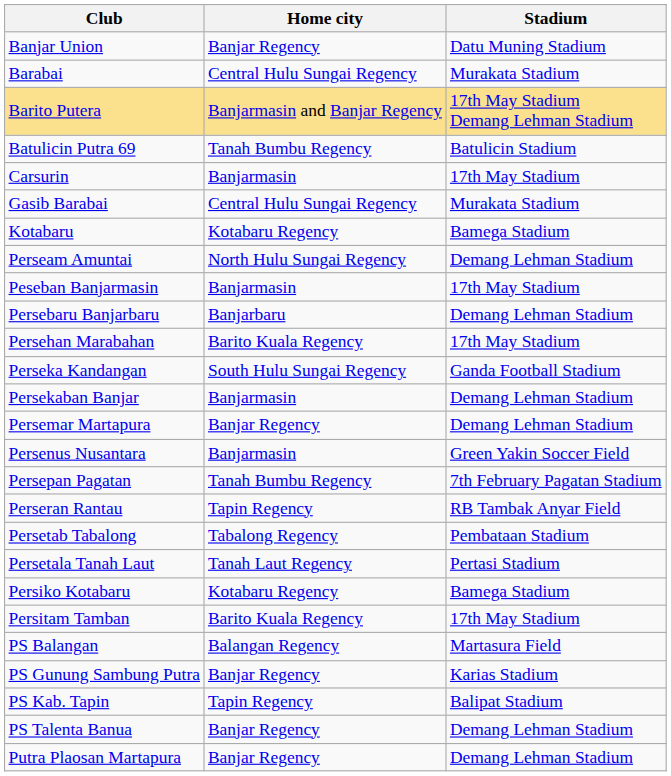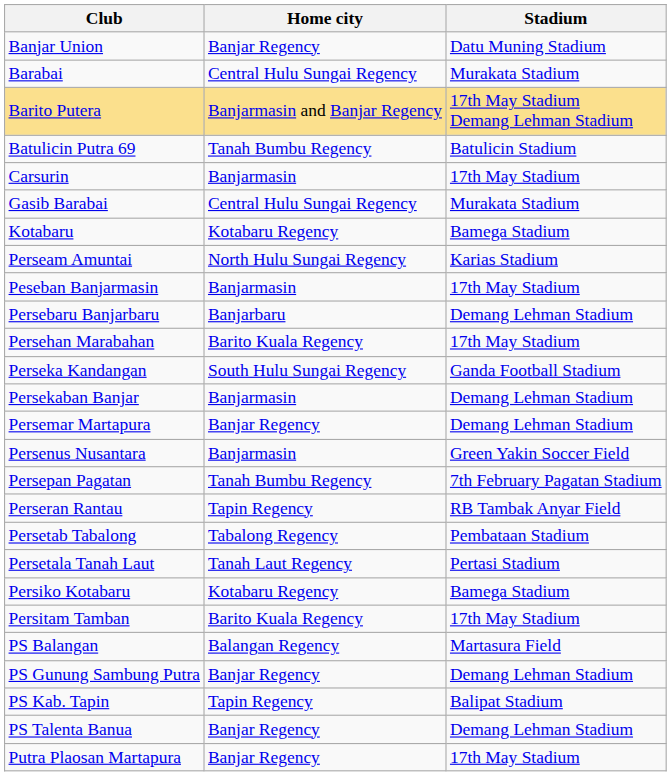(541, 259) Demang Lehman Stadium -> (504, 259) Karias Stadium
(504, 674) Karias Stadium -> (541, 674) Demang Lehman Stadium
(541, 757) Demang Lehman Stadium -> (515, 757) 17th May Stadium
